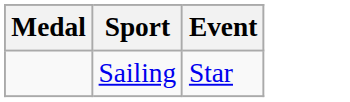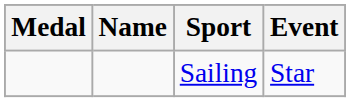+ column: (133, 27)
